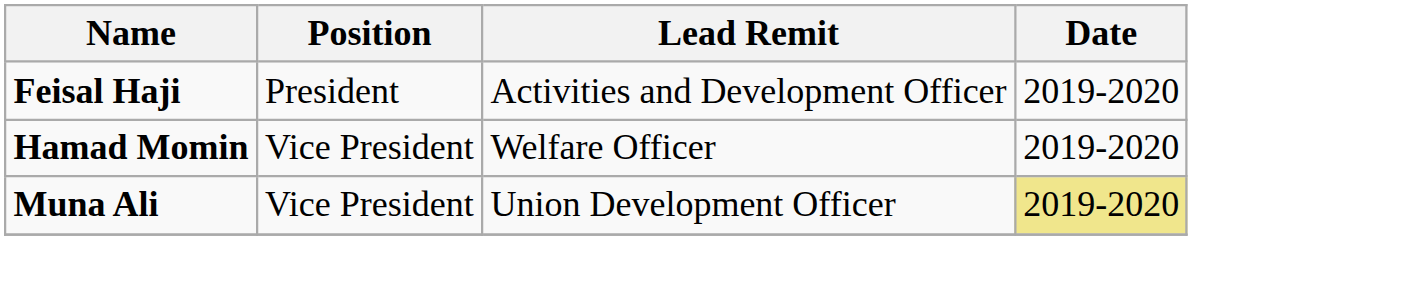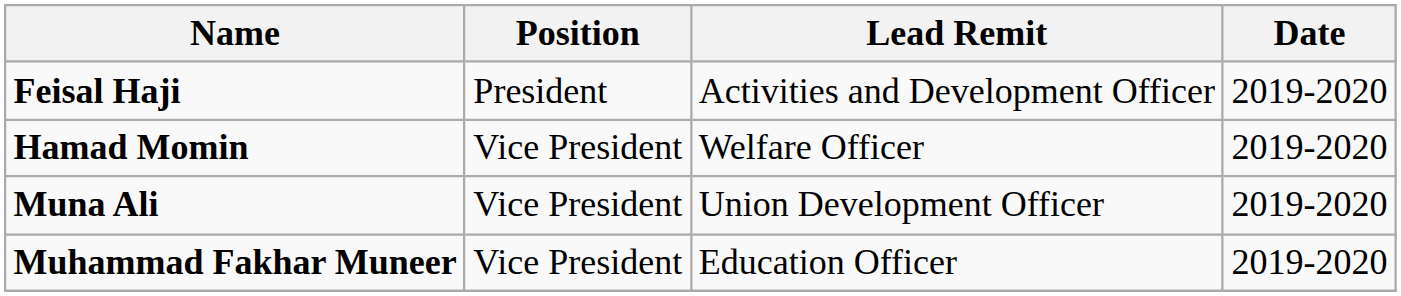(1101, 204) khaki background -> (1310, 204) no background
+ row: (235, 261)
